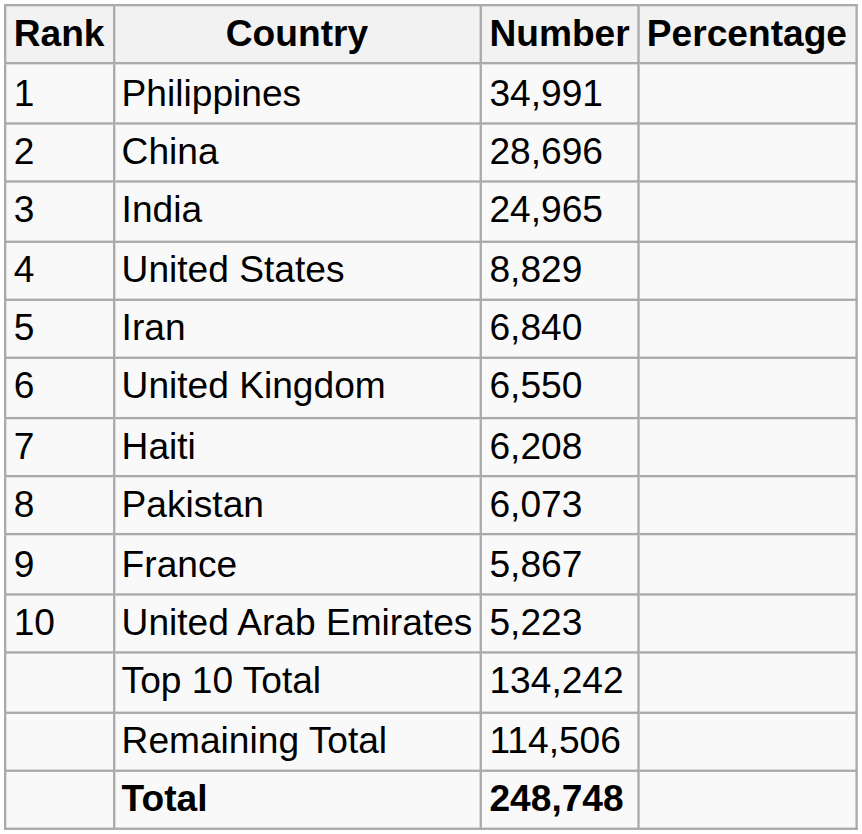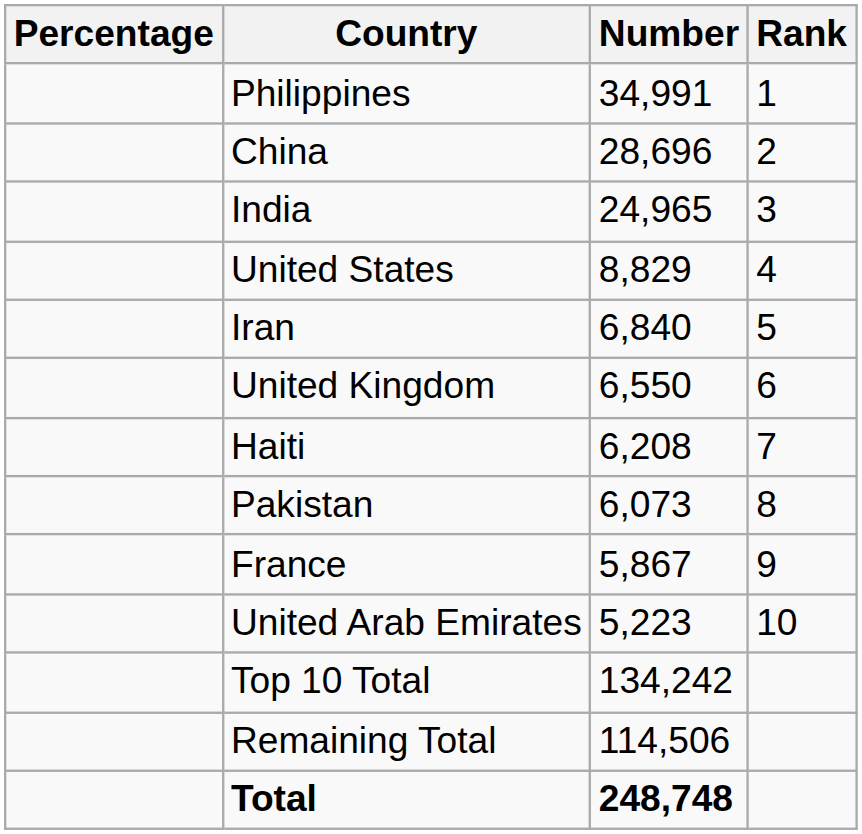columns swapped: (59, 33) <-> (747, 33)
